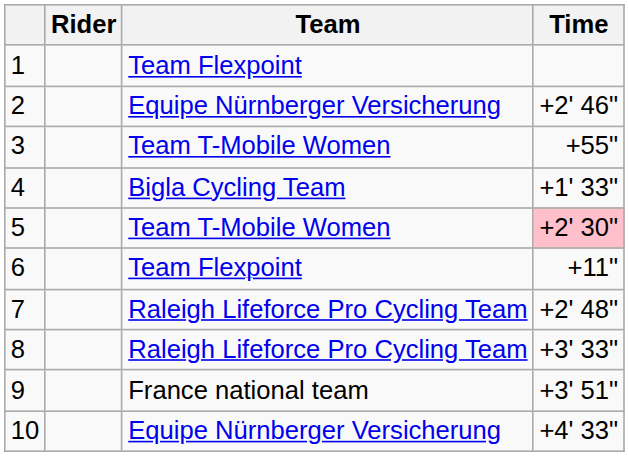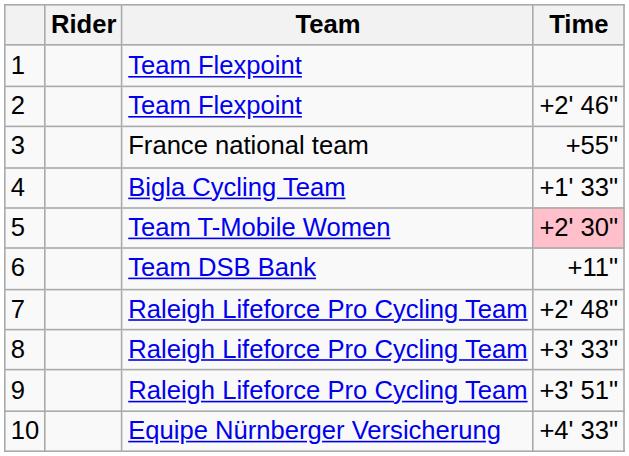(315, 106) Equipe Nürnberger Versicherung -> (215, 106) Team Flexpoint
(259, 146) Team T-Mobile Women -> (248, 146) France national team
(215, 268) Team Flexpoint -> (222, 268) Team DSB Bank
(248, 390) France national team -> (328, 390) Raleigh Lifeforce Pro Cycling Team
